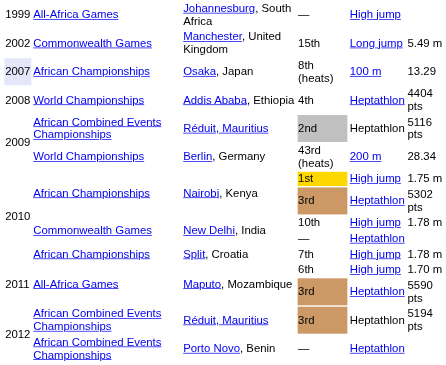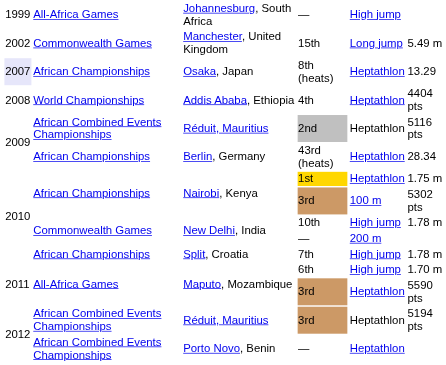(366, 71) 100 m -> (377, 71) Heptathlon
(89, 157) World Championships -> (92, 157) African Championships
(366, 157) 200 m -> (377, 157) Heptathlon
(375, 179) High jump -> (377, 179) Heptathlon
(377, 201) Heptathlon -> (366, 201) 100 m
(377, 238) Heptathlon -> (366, 238) 200 m
